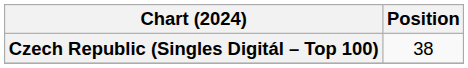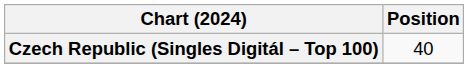(423, 48) 38 -> (423, 48) 40
